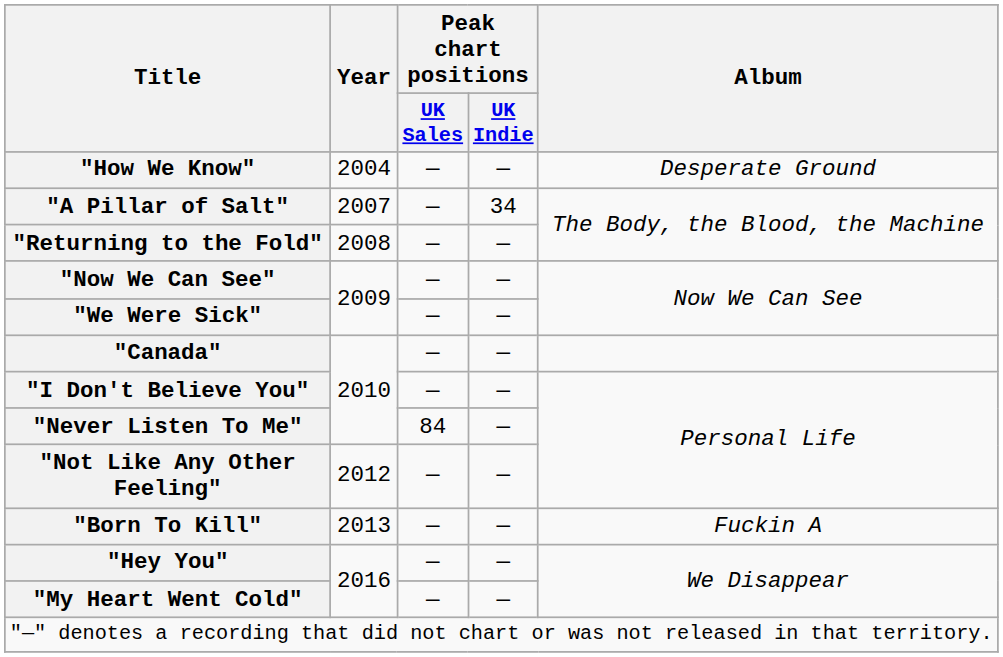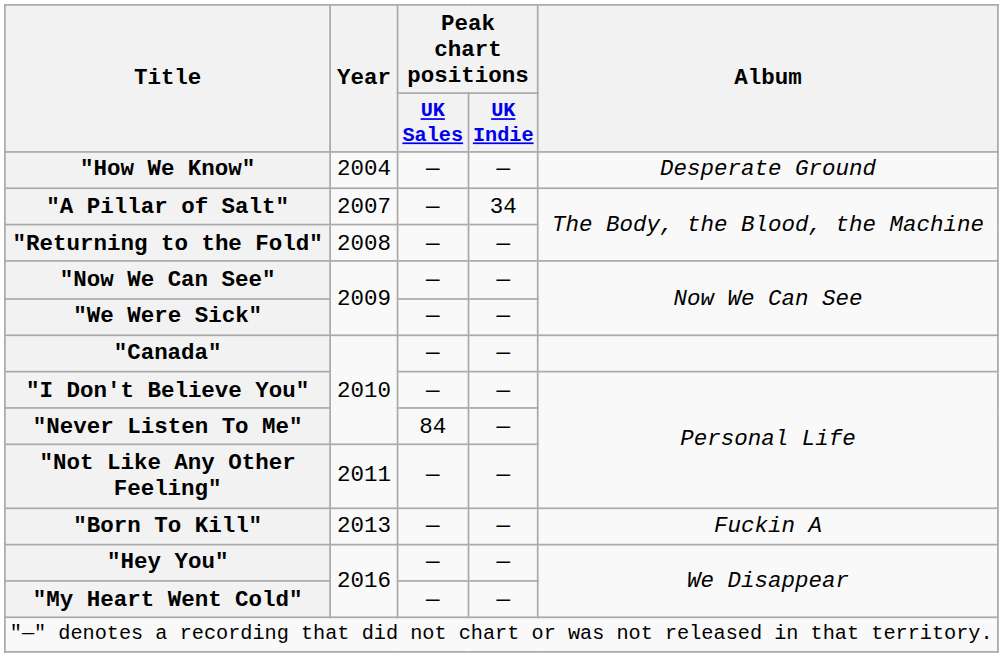(364, 476) 2012 -> (364, 476) 2011
